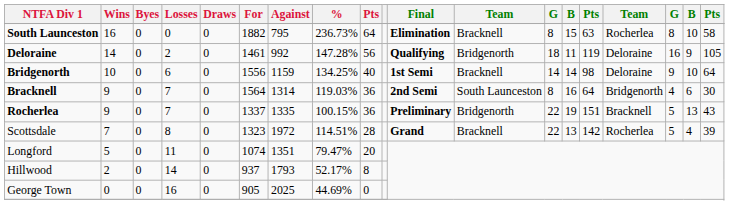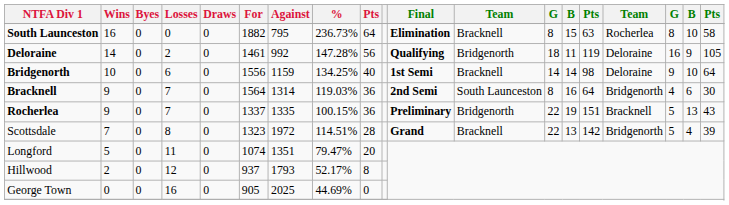(630, 130) Rocherlea -> (634, 130) Bridgenorth
(171, 170) 14 -> (171, 170) 12
